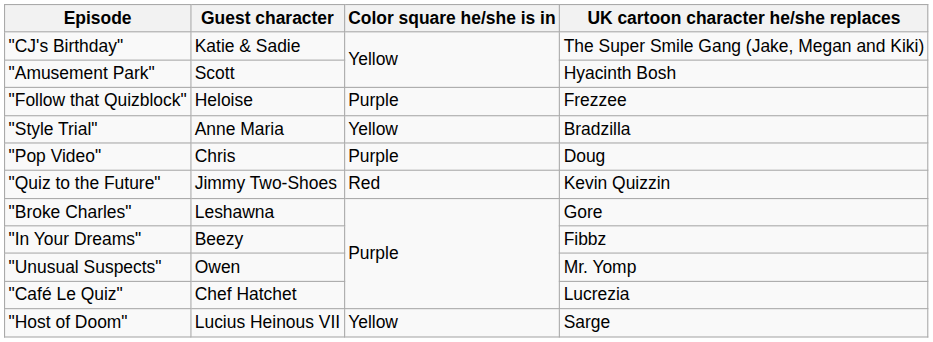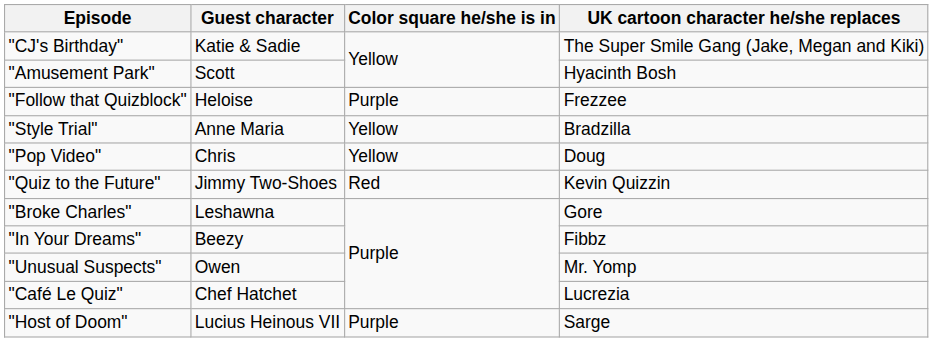(373, 156) Purple -> (373, 156) Yellow
(373, 322) Yellow -> (373, 322) Purple
